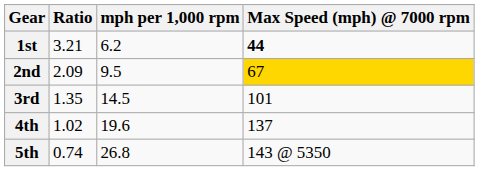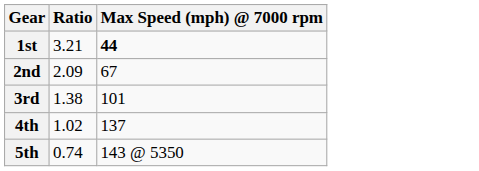- column: (170, 17)
(256, 71) gold background -> (109, 71) no background
(68, 98) 1.35 -> (68, 98) 1.38
